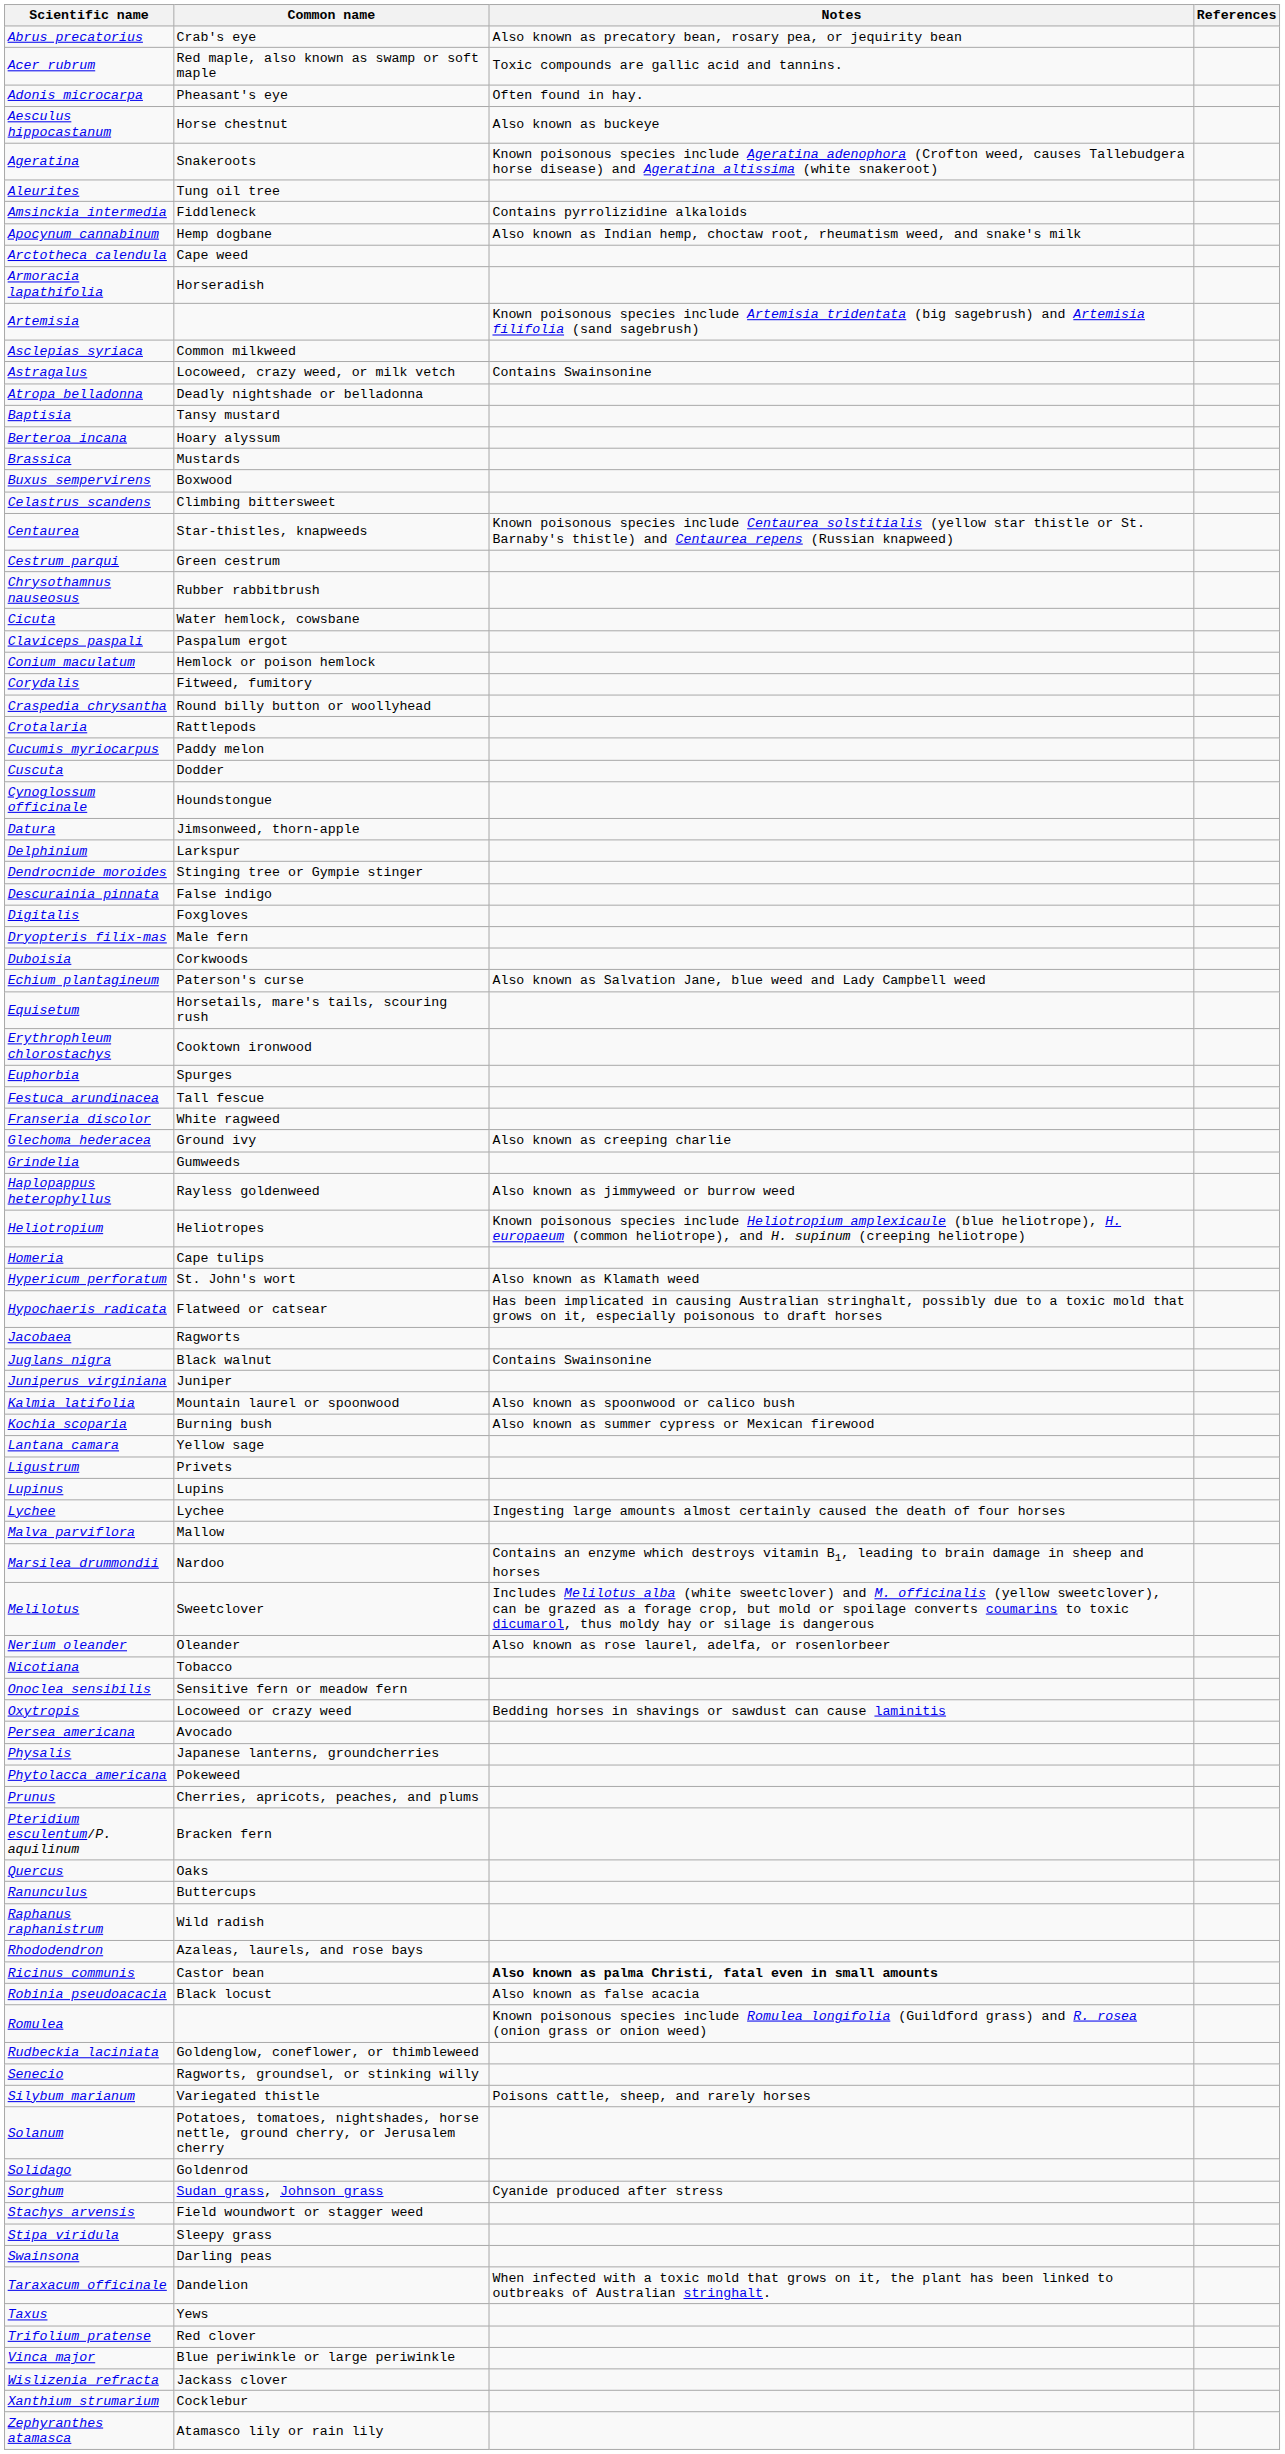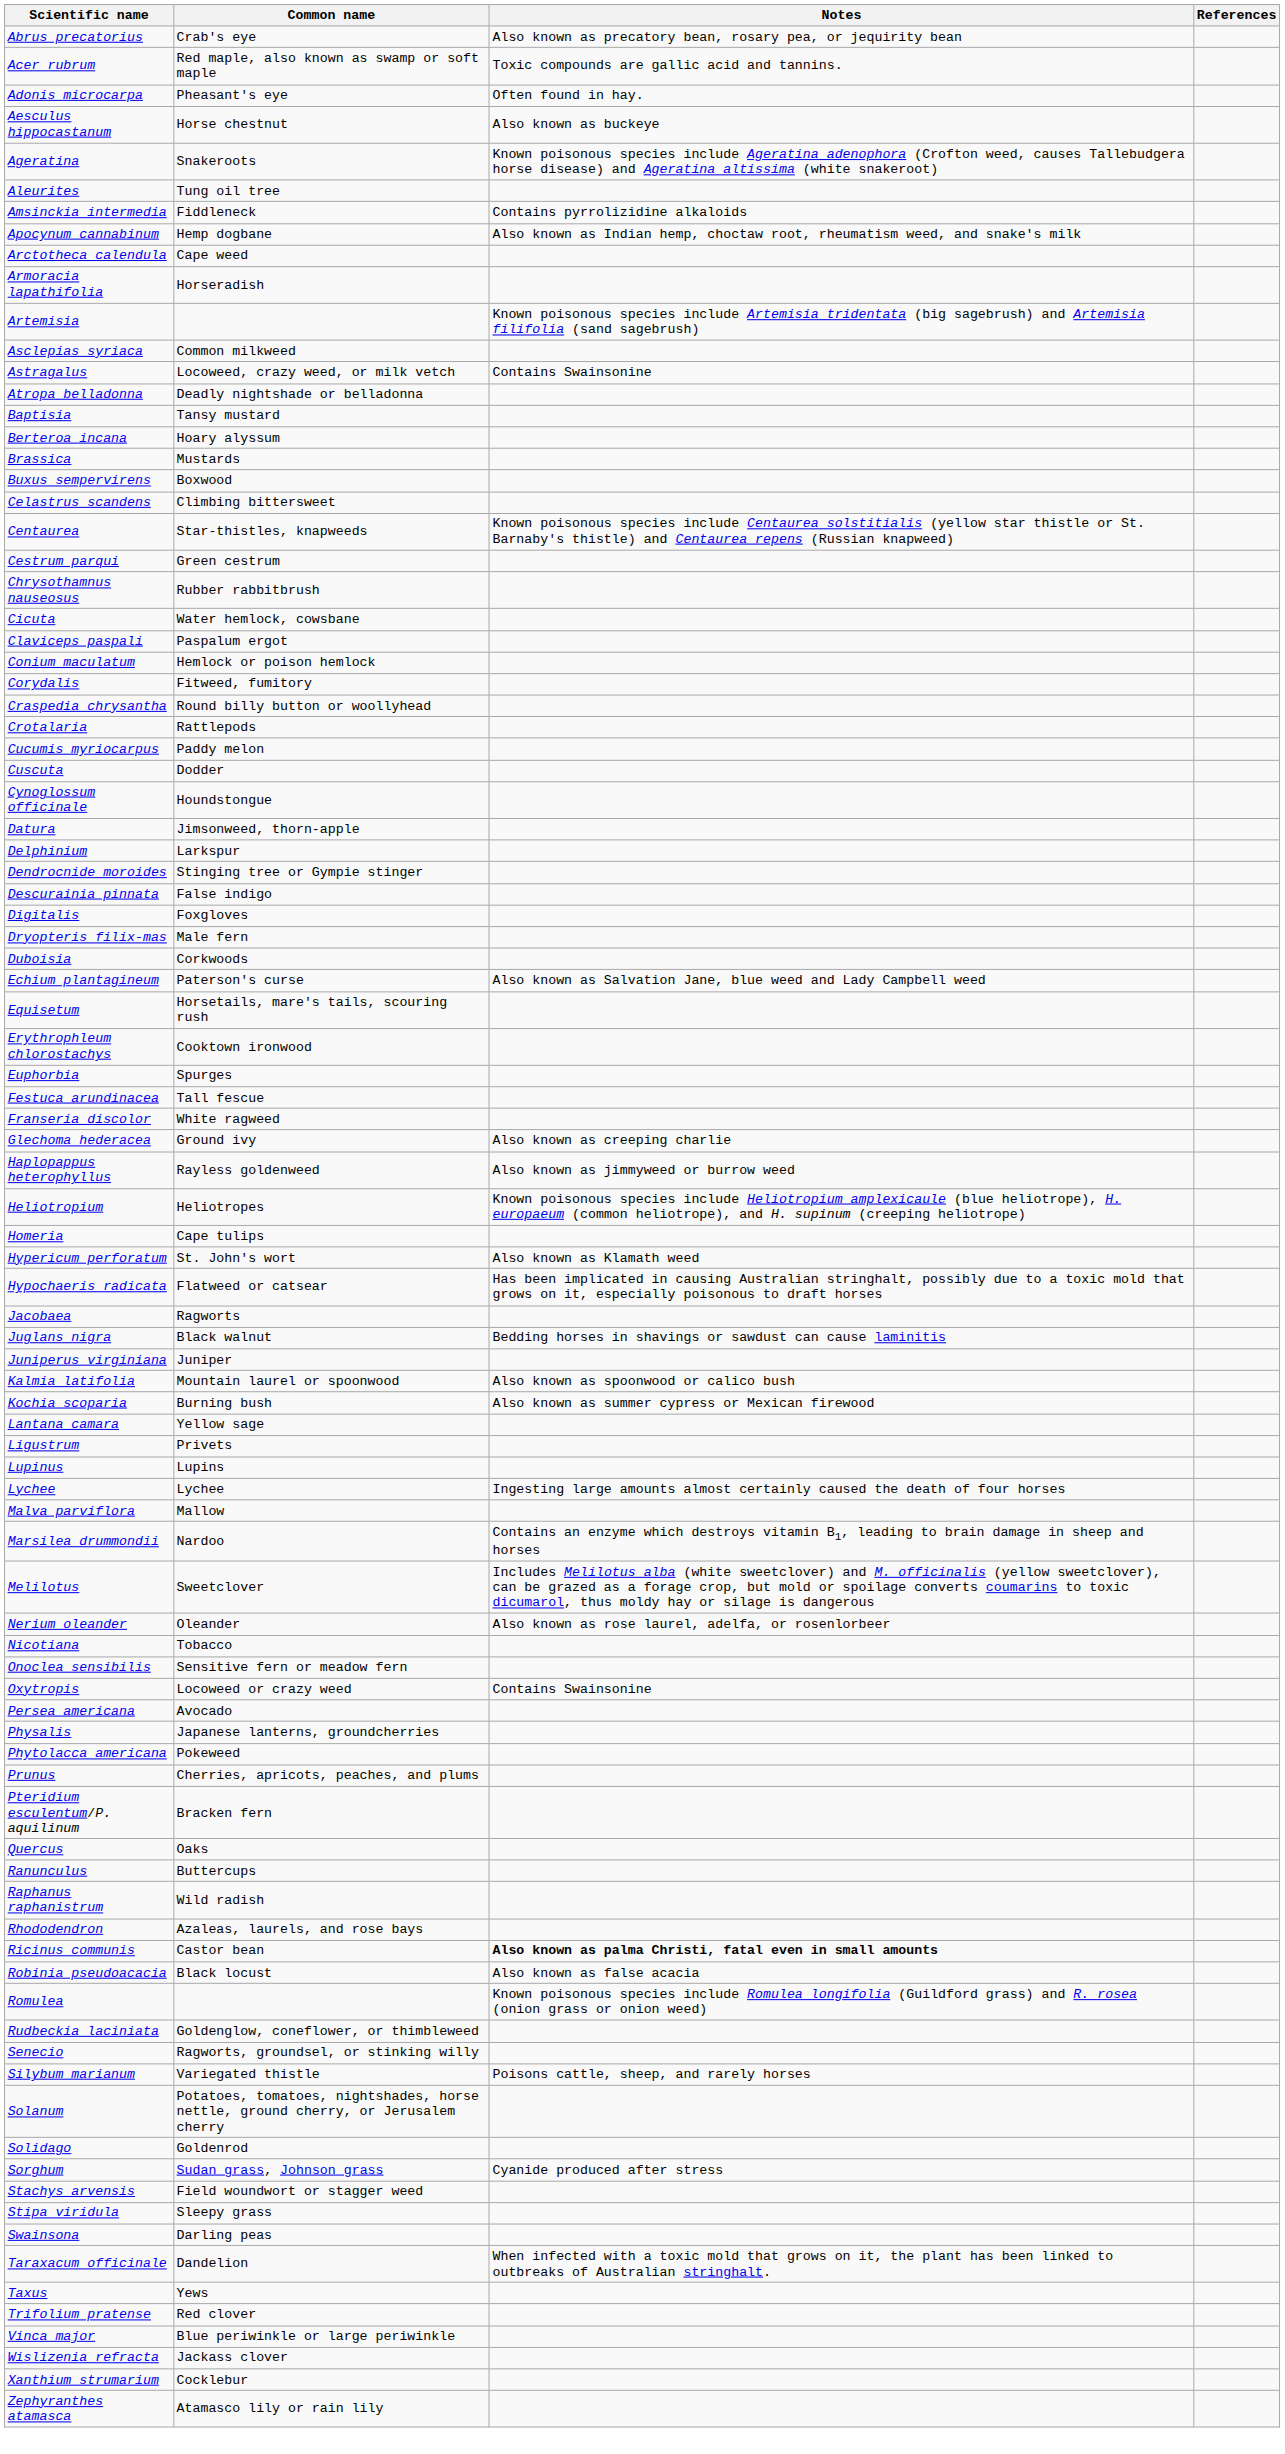- row: (43, 1162)
(572, 1360) Contains Swainsonine -> (719, 1338) Bedding horses in shavings or sawdust can cause laminitis
(719, 1711) Bedding horses in shavings or sawdust can cause laminitis -> (572, 1689) Contains Swainsonine
